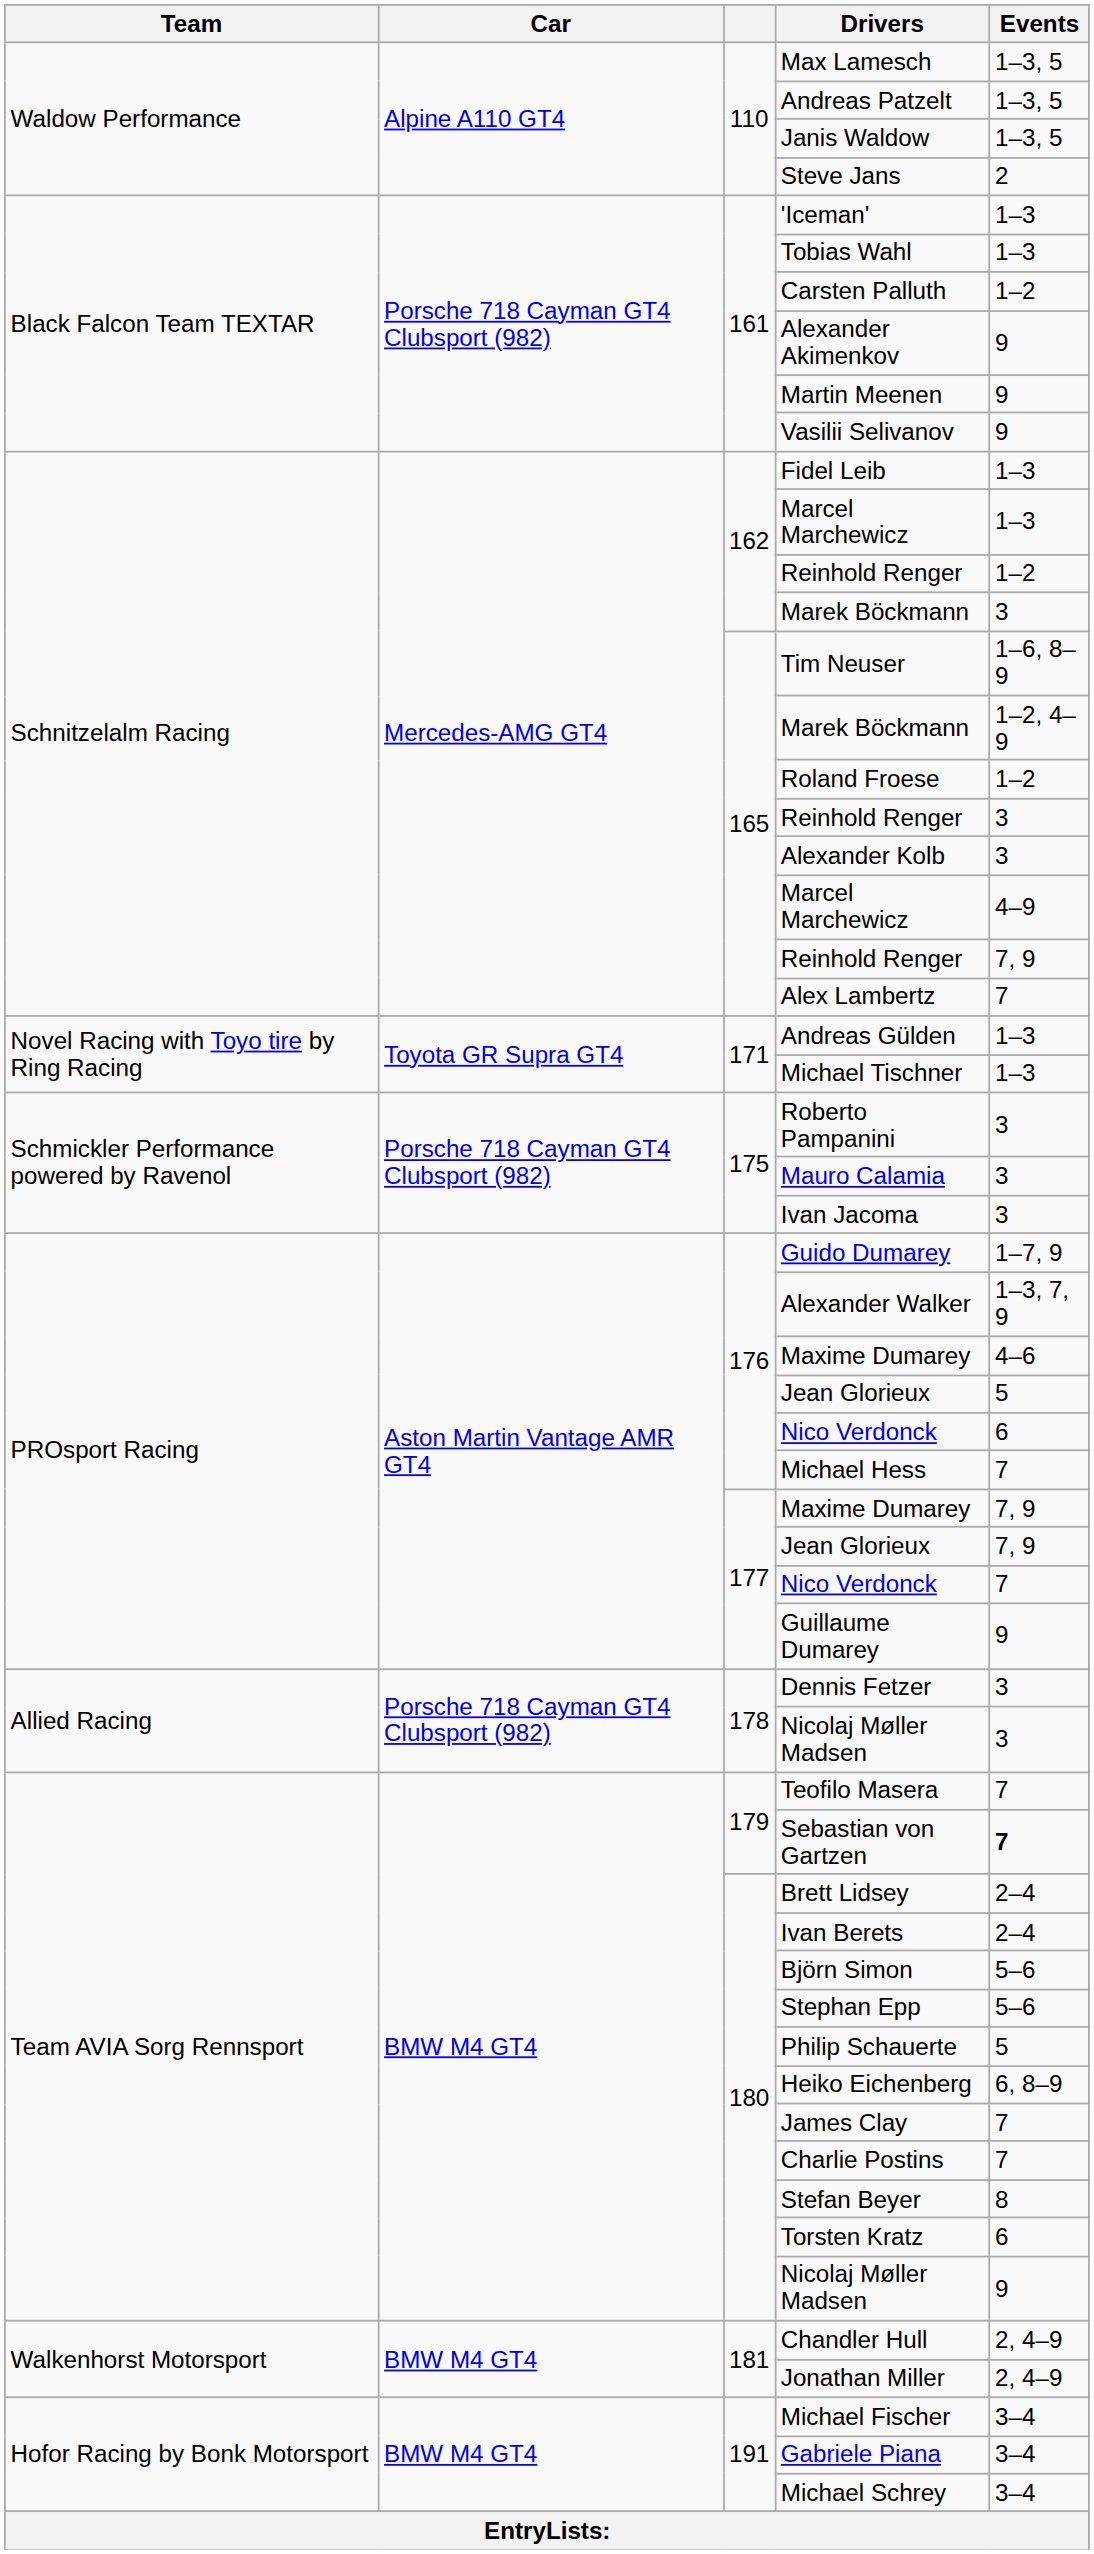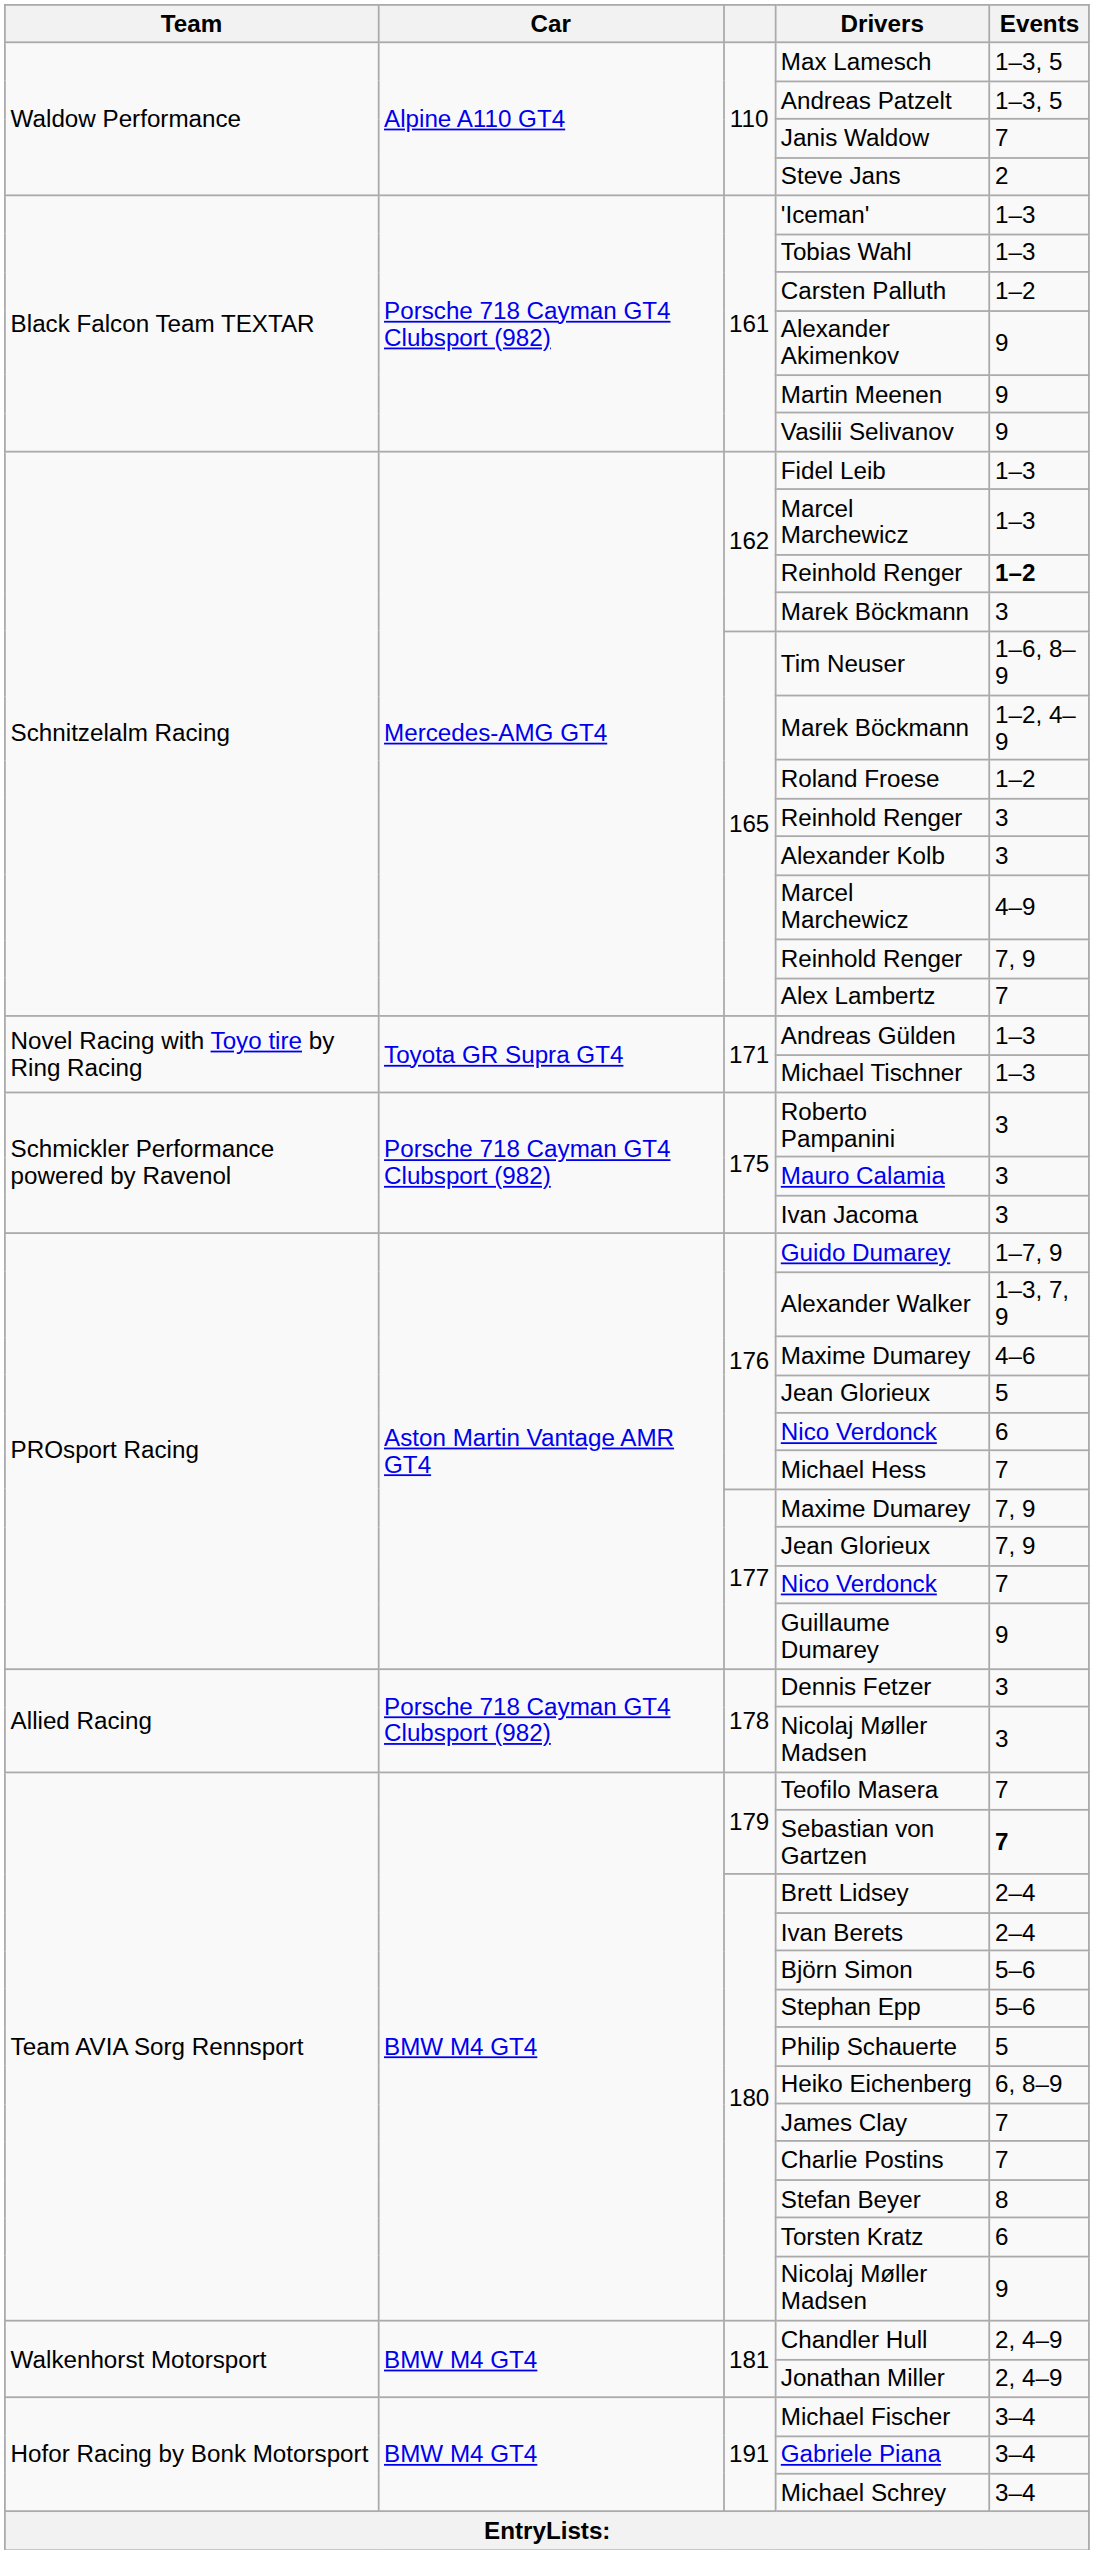(1029, 138) 1–3, 5 -> (1002, 138) 7
(1015, 573) normal -> (1015, 573) bold
